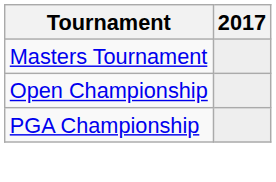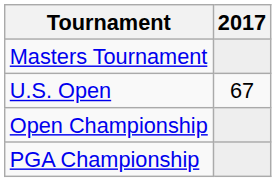+ row: (60, 91)
